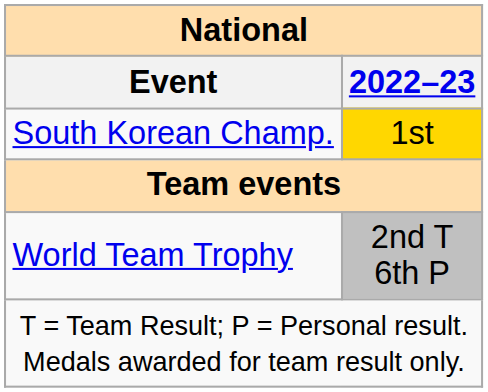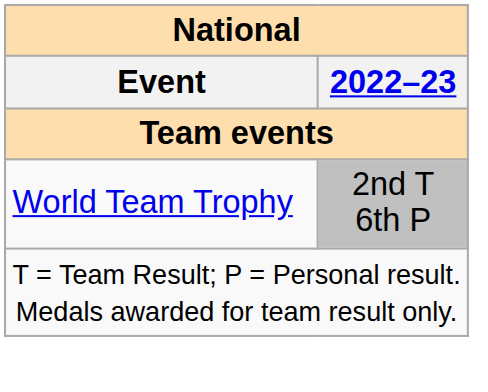- row: (173, 133)
